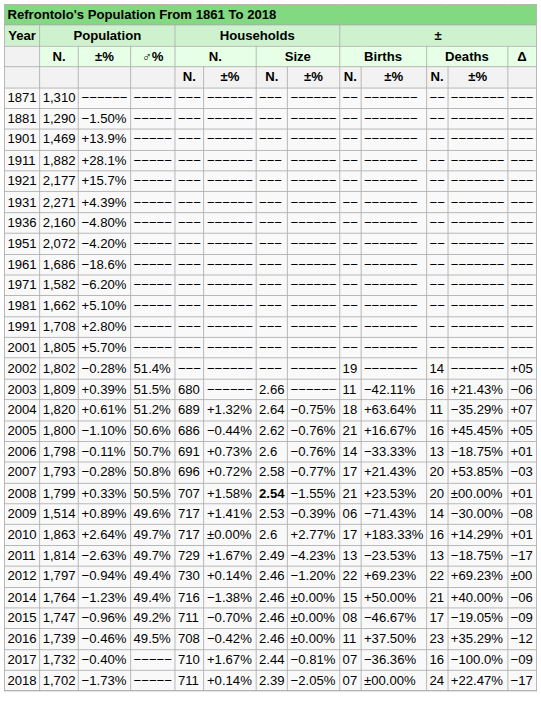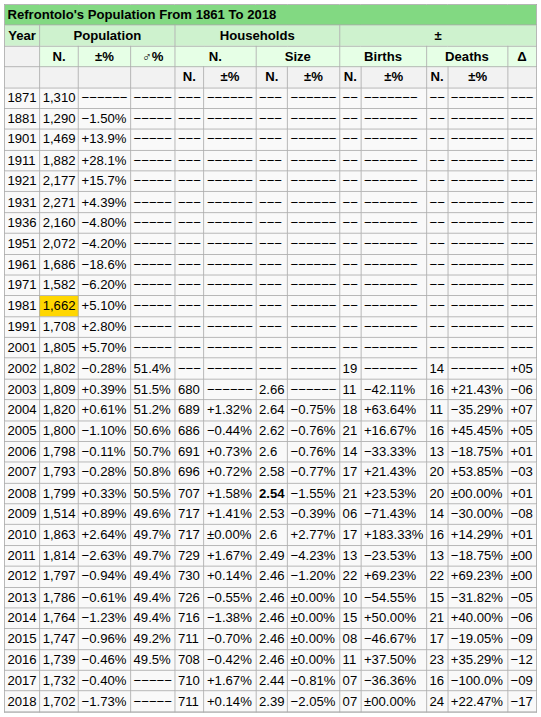(59, 306) no background -> (59, 306) gold background
(522, 555) −17 -> (521, 555) ±00
+ row: (22, 597)
